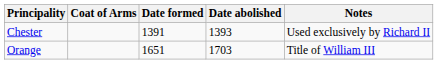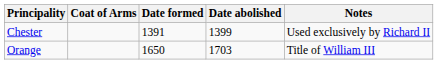(220, 31) 1393 -> (220, 31) 1399
(153, 50) 1651 -> (153, 50) 1650
